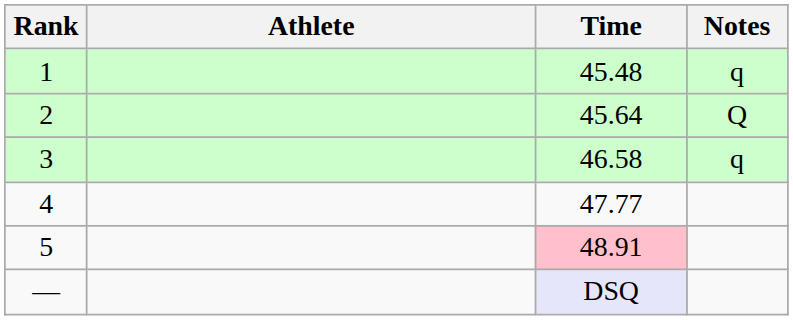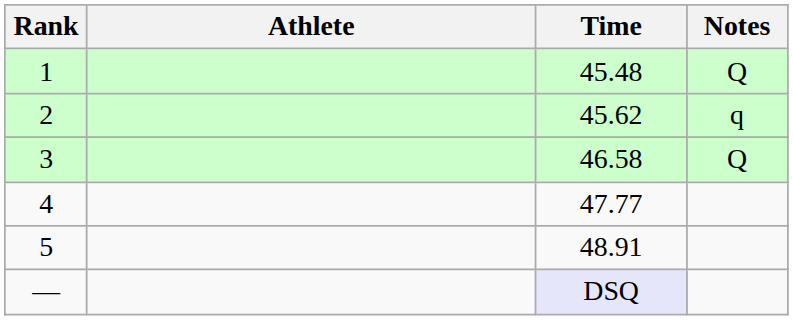(737, 70) q -> (737, 70) Q
(611, 114) 45.64 -> (611, 114) 45.62
(737, 114) Q -> (737, 114) q
(737, 159) q -> (737, 159) Q
(611, 247) pink background -> (611, 247) no background
